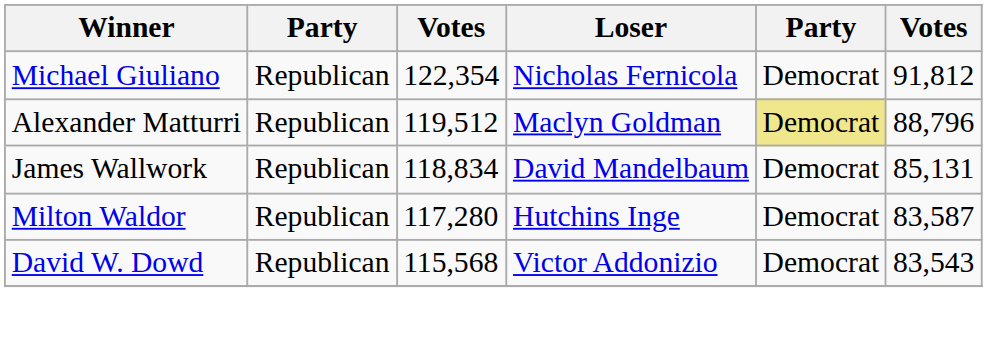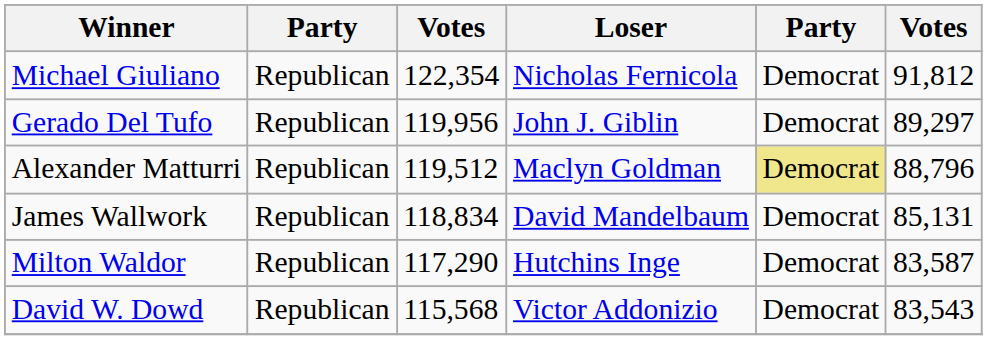+ row: (112, 121)
(451, 215) 117,280 -> (451, 262) 117,290
